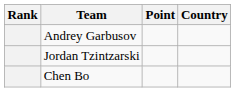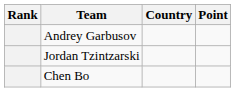columns swapped: (204, 14) <-> (160, 14)
